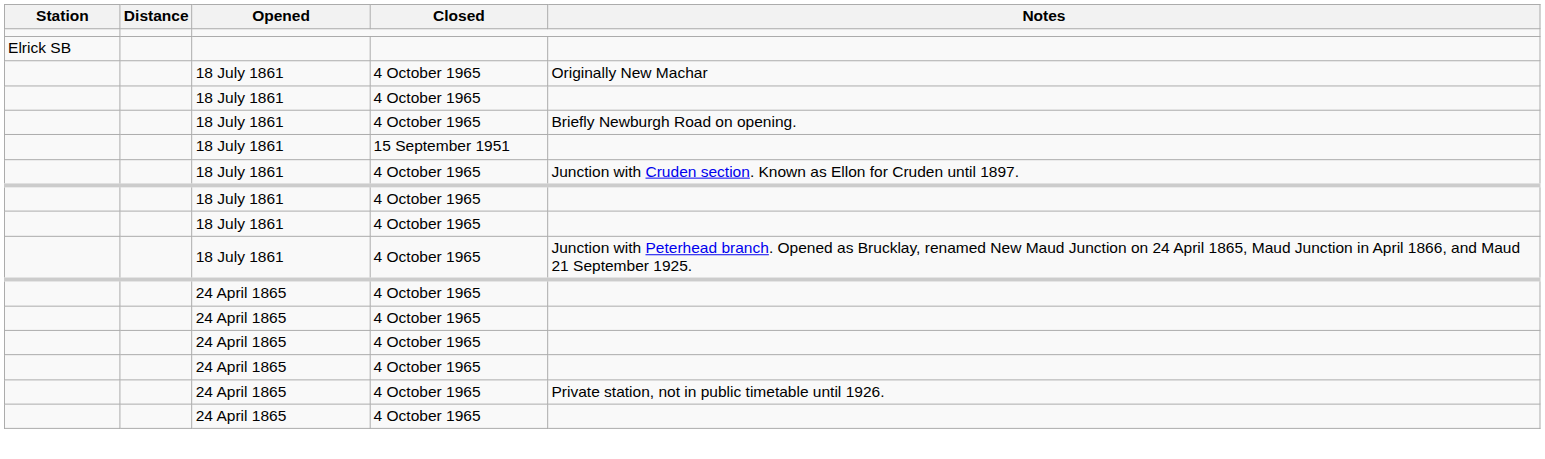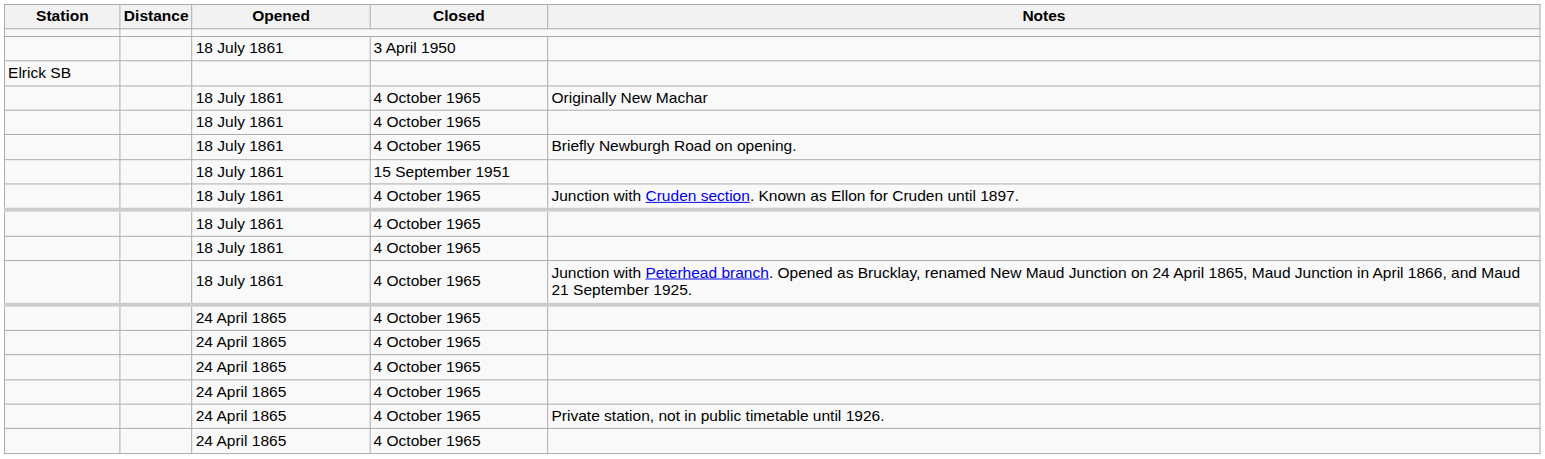+ row: (240, 48)
